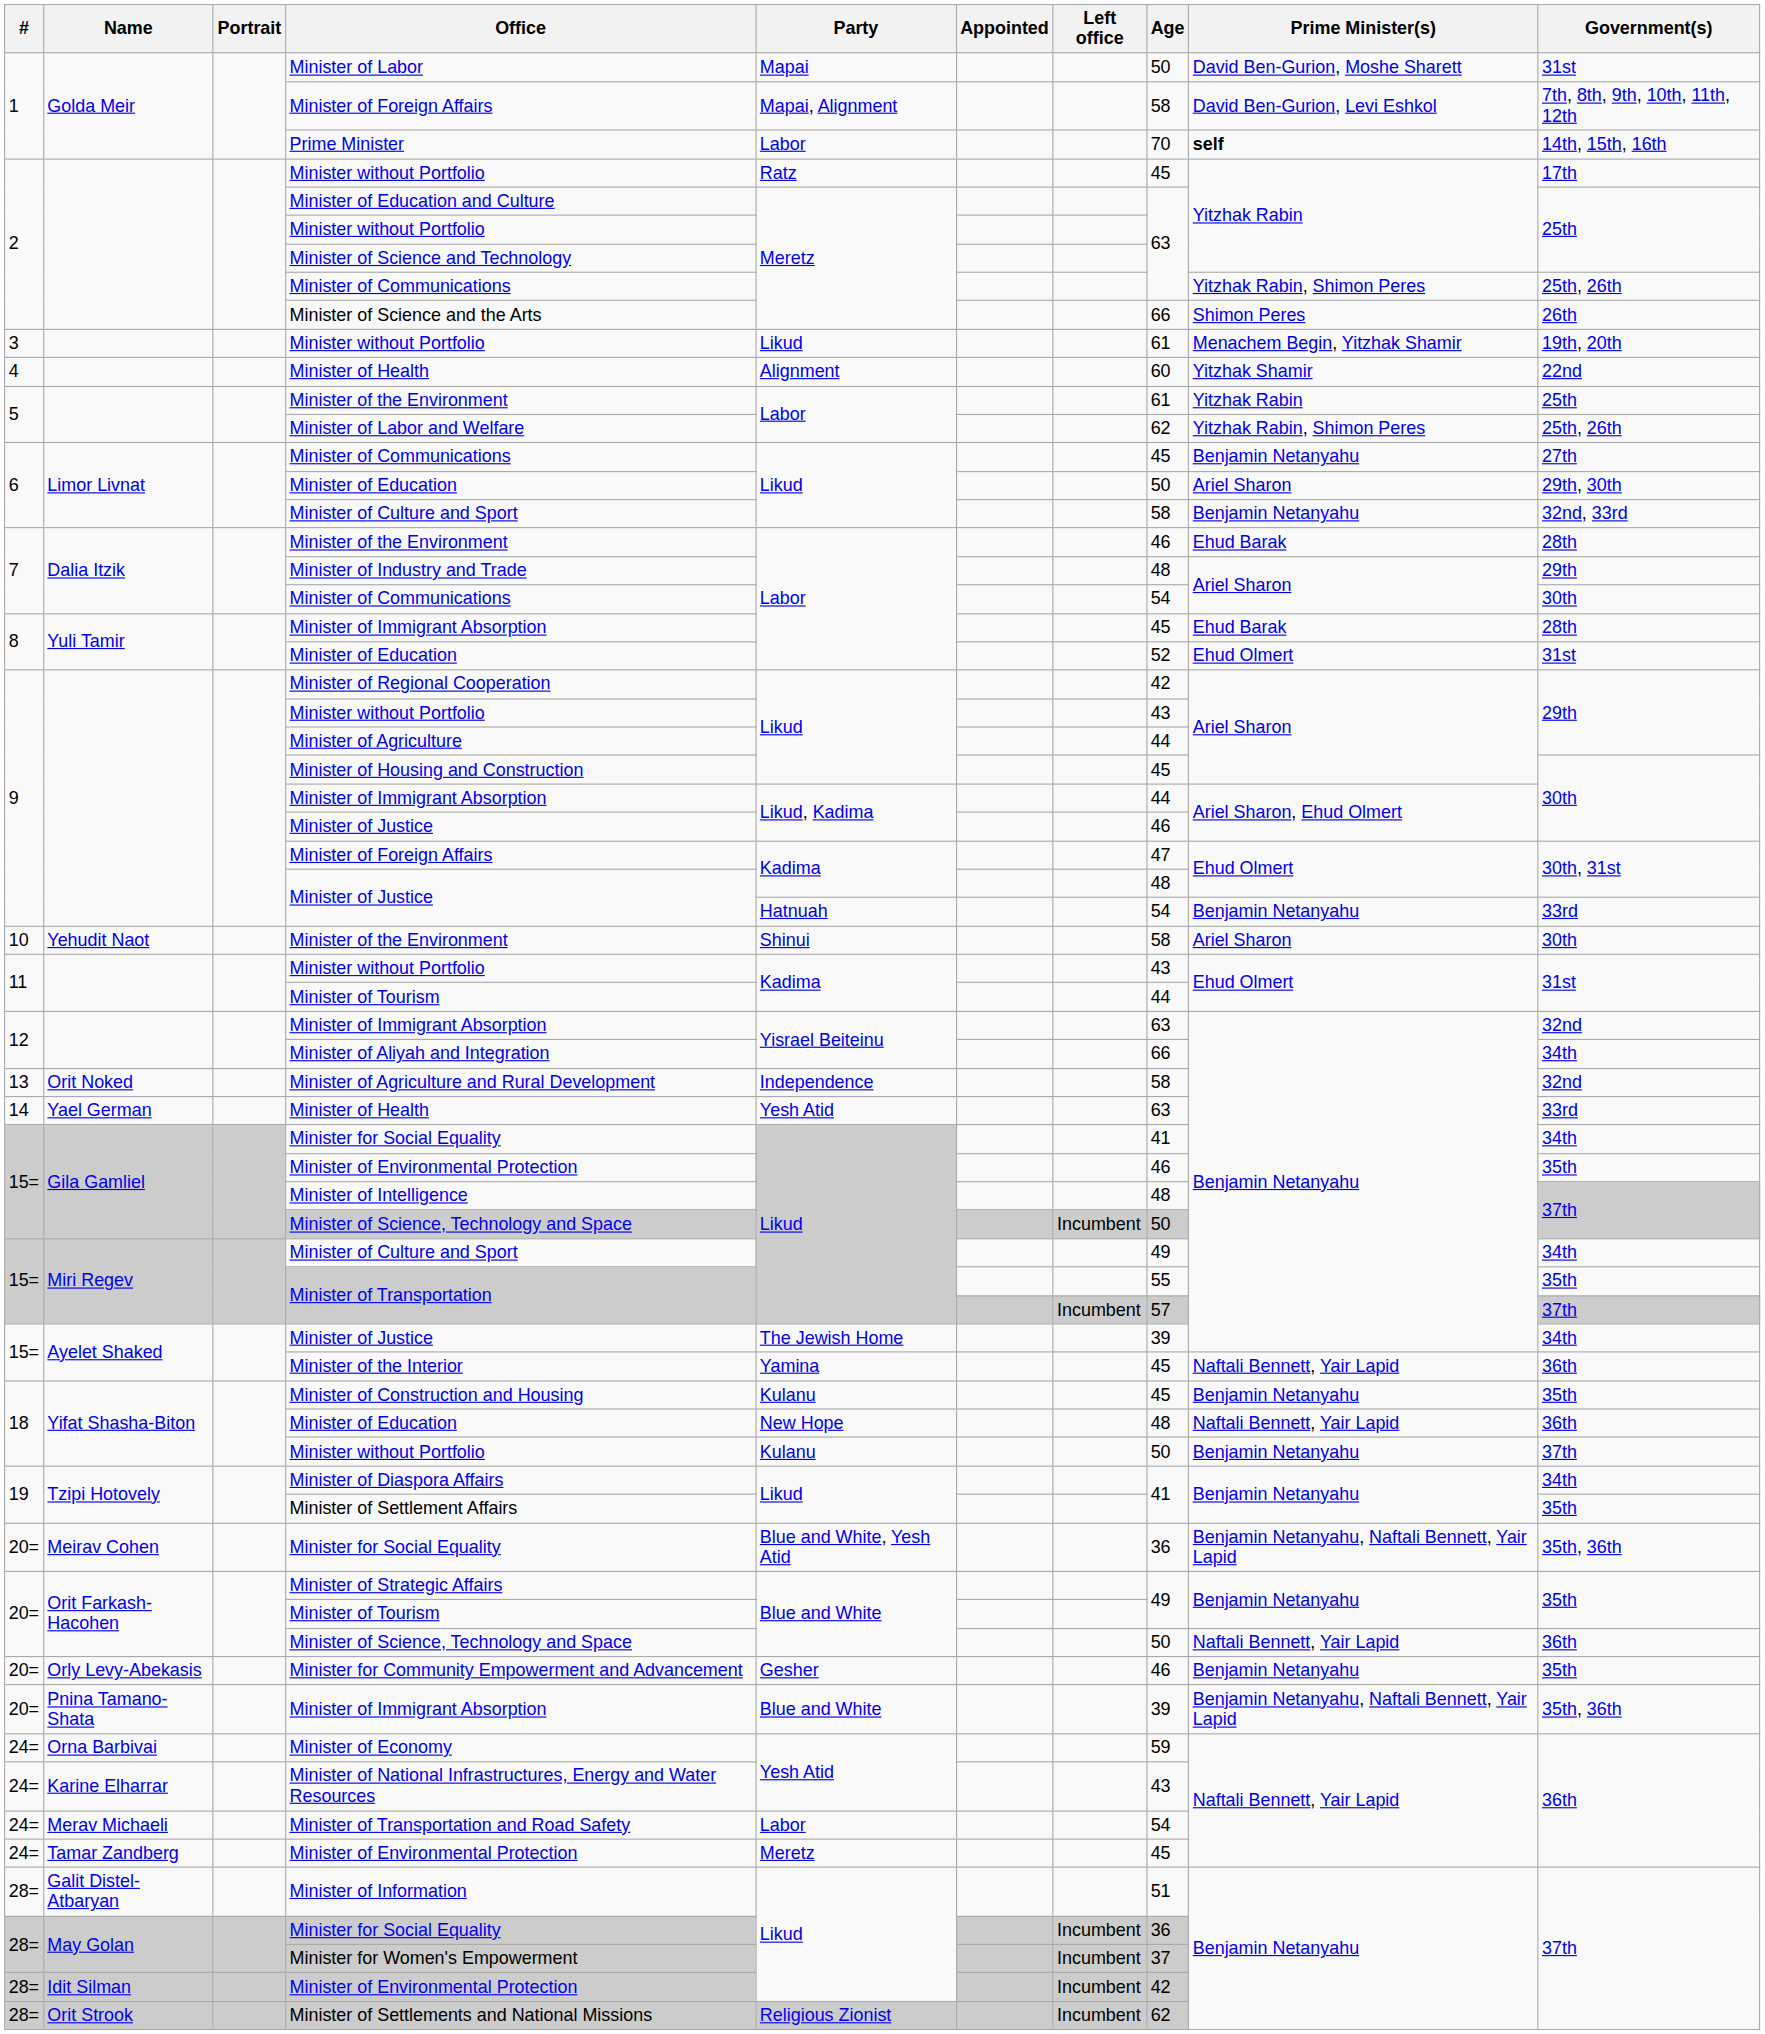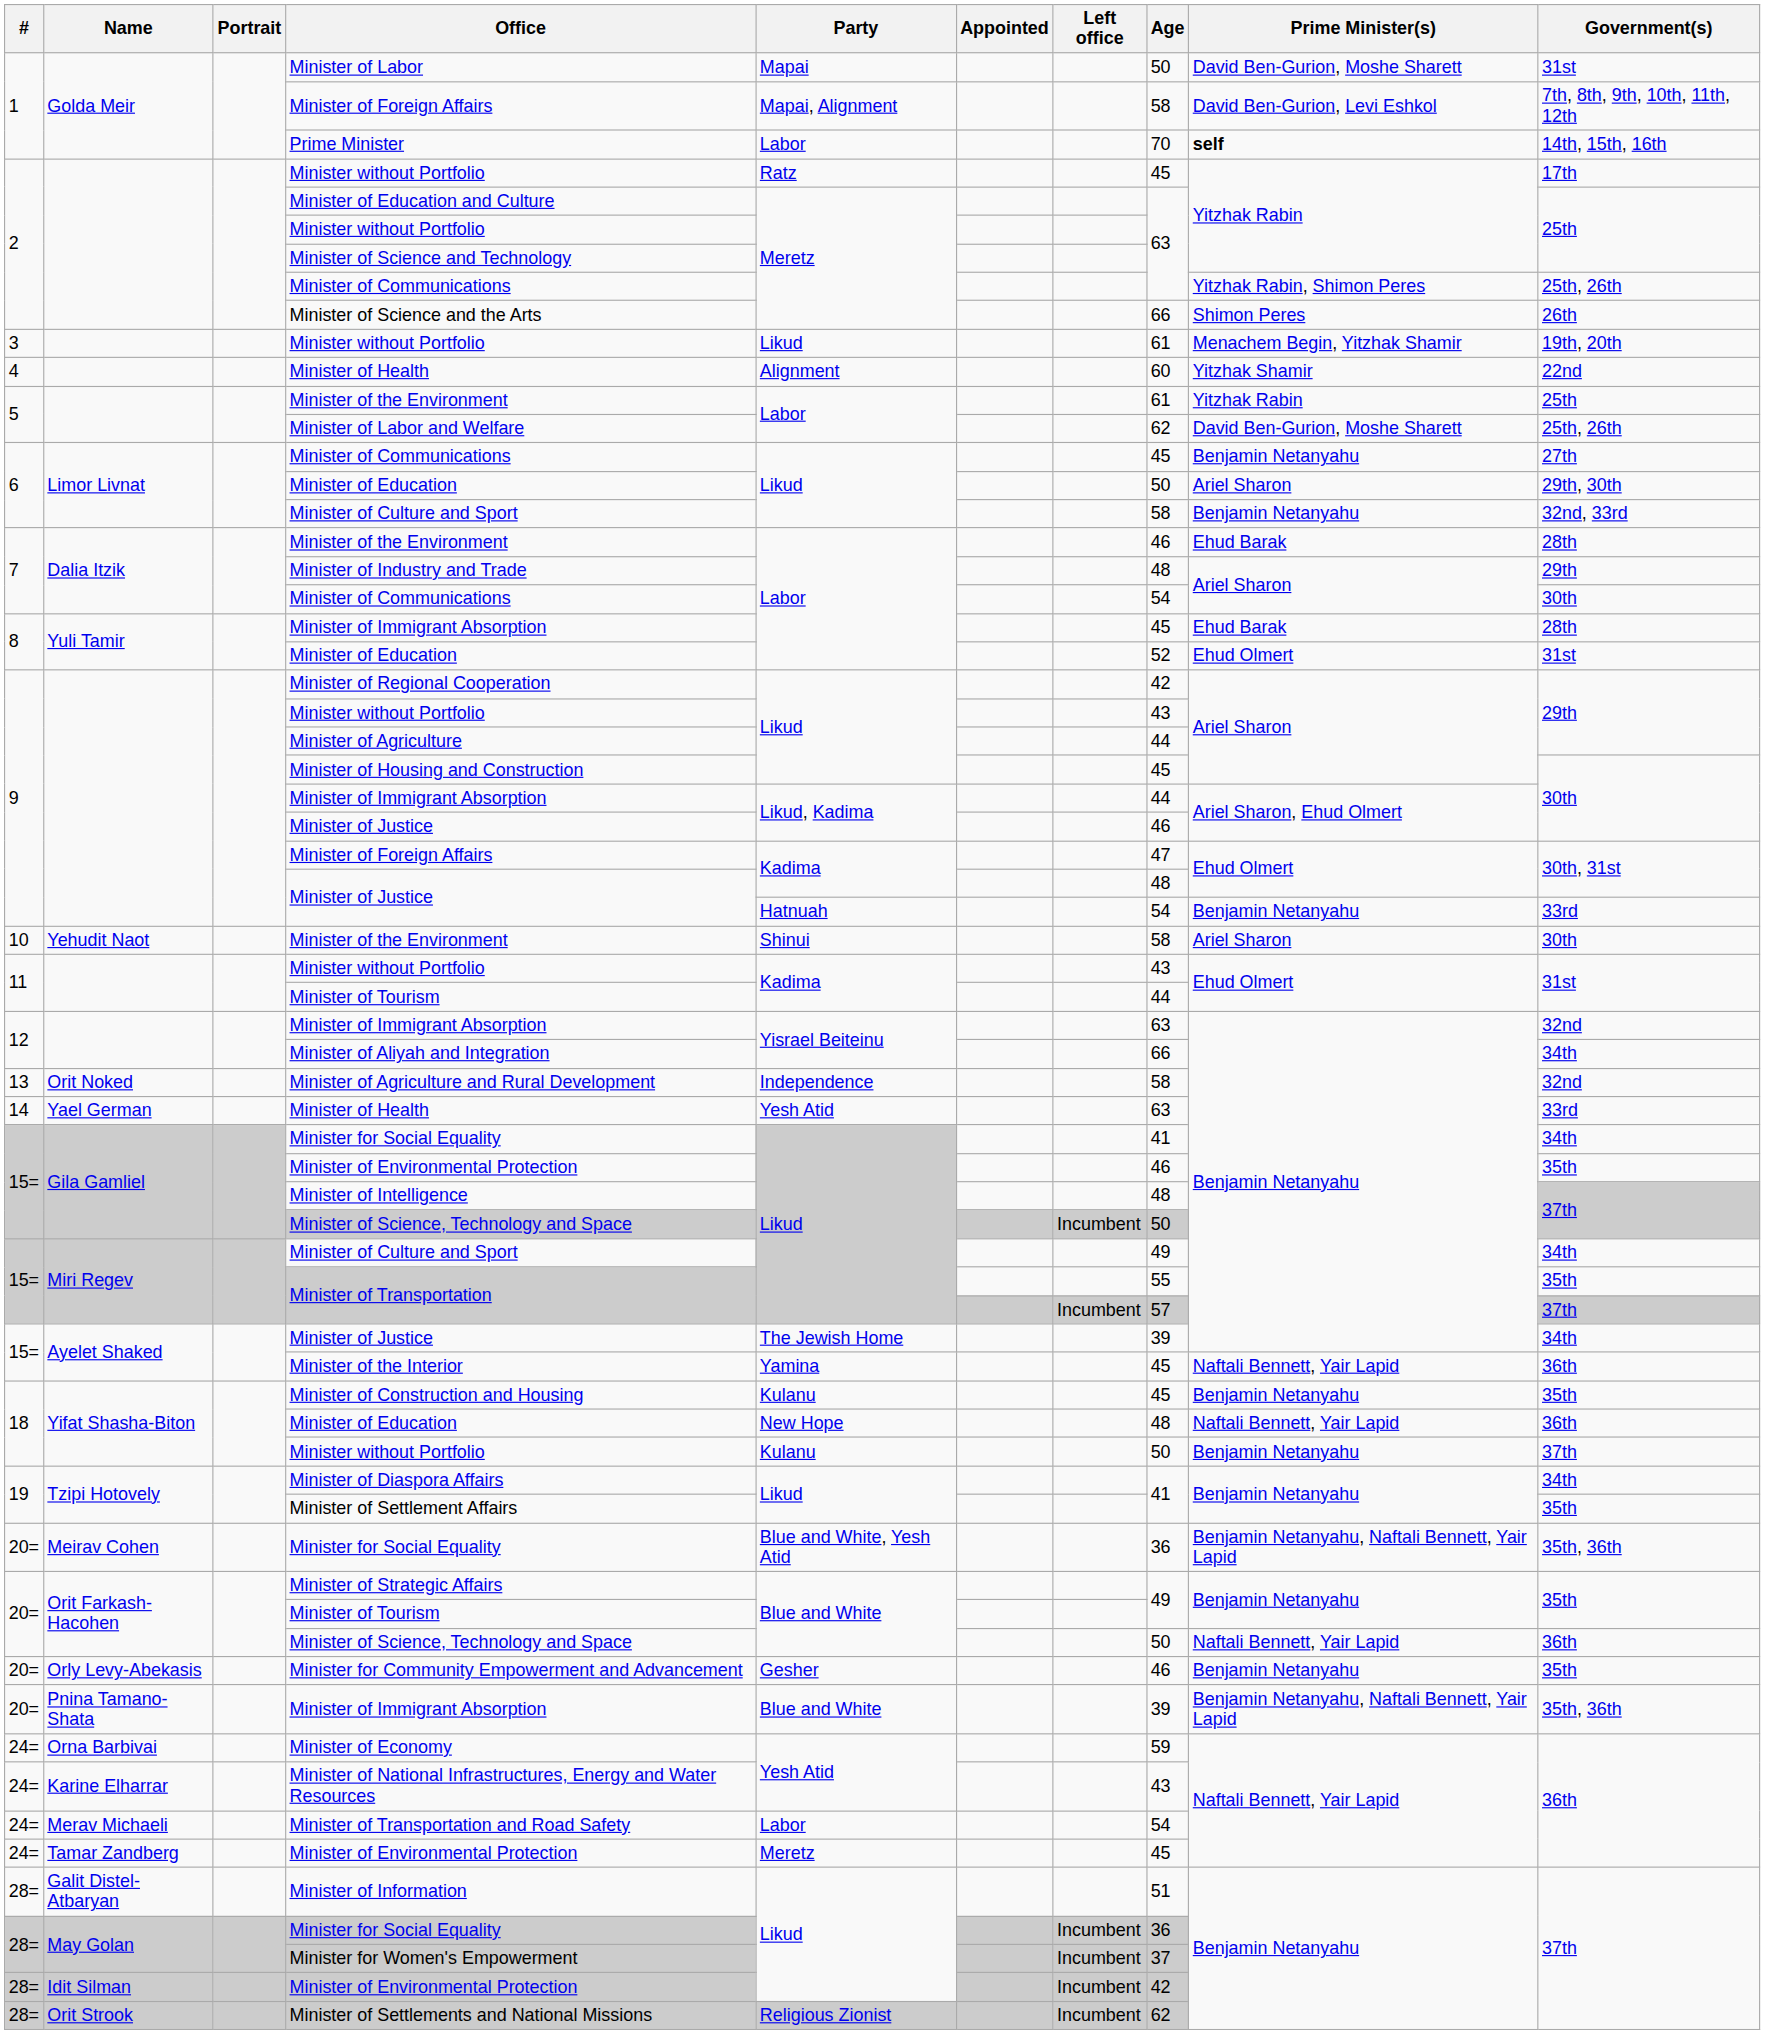(1309, 428) Yitzhak Rabin, Shimon Peres -> (1327, 428) David Ben-Gurion, Moshe Sharett
